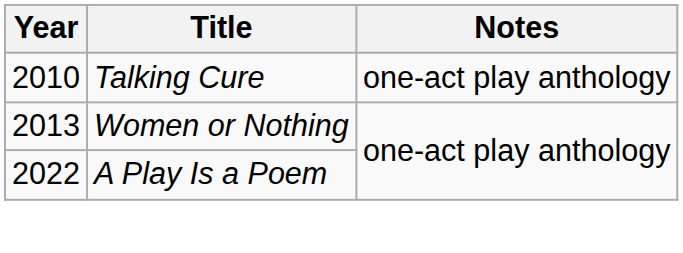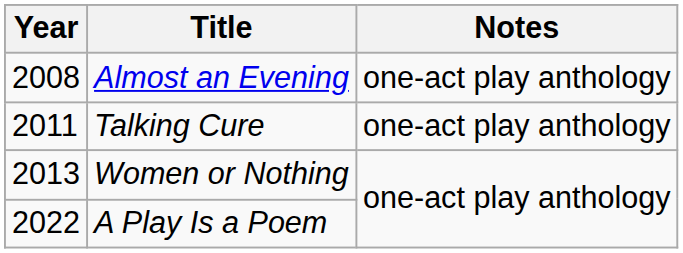+ row: (221, 77)
(46, 77) 2010 -> (45, 125) 2011
